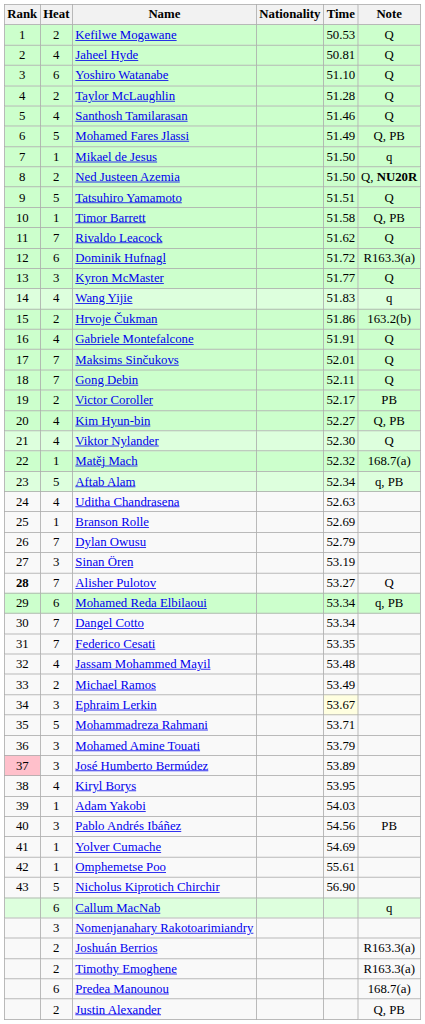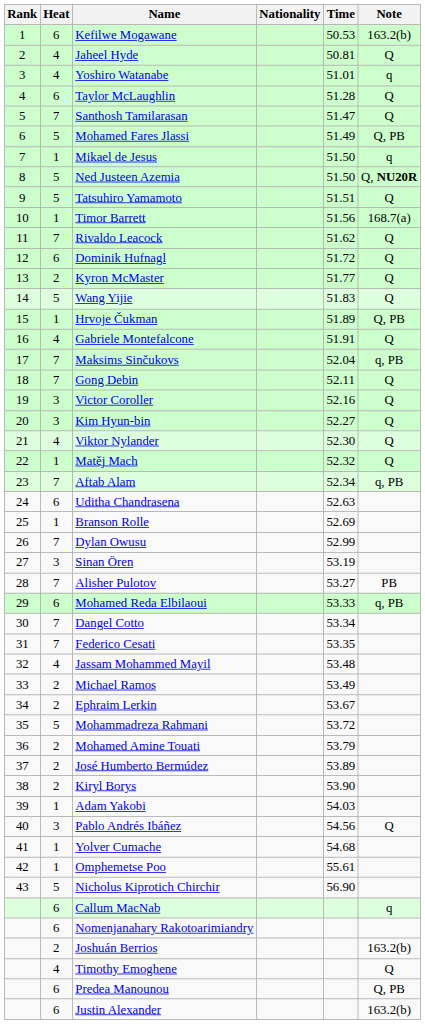(56, 34) 2 -> (56, 34) 6
(389, 34) Q -> (389, 34) 163.2(b)
(56, 75) 6 -> (56, 75) 4
(341, 75) 51.10 -> (341, 75) 51.01
(389, 75) Q -> (389, 75) q
(56, 95) 2 -> (56, 95) 6
(56, 116) 4 -> (56, 116) 7
(341, 116) 51.46 -> (341, 116) 51.47
(56, 177) 2 -> (56, 177) 5
(341, 217) 51.58 -> (341, 217) 51.56
(389, 217) Q, PB -> (389, 217) 168.7(a)
(389, 258) R163.3(a) -> (389, 258) Q
(56, 278) 3 -> (56, 278) 2
(56, 298) 4 -> (56, 298) 5
(389, 298) q -> (389, 298) Q
(56, 319) 2 -> (56, 319) 1
(341, 319) 51.86 -> (341, 319) 51.89
(389, 319) 163.2(b) -> (389, 319) Q, PB
(341, 359) 52.01 -> (341, 359) 52.04
(389, 359) Q -> (389, 359) q, PB
(56, 400) 2 -> (56, 400) 3
(341, 400) 52.17 -> (341, 400) 52.16
(389, 400) PB -> (389, 400) Q
(56, 420) 4 -> (56, 420) 3
(389, 420) Q, PB -> (389, 420) Q
(389, 461) 168.7(a) -> (389, 461) Q
(56, 481) 5 -> (56, 481) 7
(56, 501) 4 -> (56, 501) 6
(341, 542) 52.79 -> (341, 542) 52.99
(22, 583) bold -> (22, 583) normal
(389, 583) Q -> (389, 583) PB
(341, 603) 53.34 -> (341, 603) 53.33
(56, 704) 3 -> (56, 704) 2
(341, 704) lightyellow background -> (341, 704) no background
(341, 725) 53.71 -> (341, 725) 53.72
(56, 745) 3 -> (56, 745) 2
(22, 765) pink background -> (22, 765) no background
(56, 765) 3 -> (56, 765) 2
(56, 786) 4 -> (56, 786) 2
(341, 786) 53.95 -> (341, 786) 53.90
(389, 826) PB -> (389, 826) Q
(341, 846) 54.69 -> (341, 846) 54.68
(56, 928) 3 -> (56, 928) 6
(389, 948) R163.3(a) -> (389, 948) 163.2(b)
(56, 968) 2 -> (56, 968) 4
(389, 968) R163.3(a) -> (389, 968) Q
(389, 989) 168.7(a) -> (389, 989) Q, PB
(56, 1009) 2 -> (56, 1009) 6
(389, 1009) Q, PB -> (389, 1009) 163.2(b)
